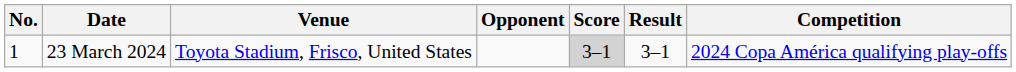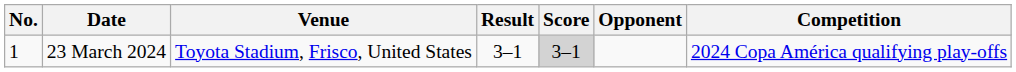columns swapped: (523, 19) <-> (655, 19)
